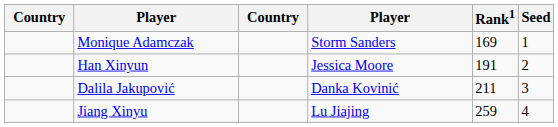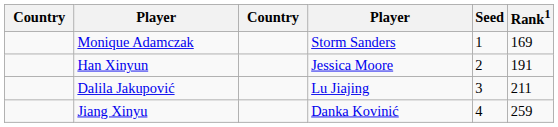columns swapped: (495, 17) <-> (536, 17)
(355, 88) Danka Kovinić -> (340, 88) Lu Jiajing
(340, 111) Lu Jiajing -> (355, 111) Danka Kovinić
